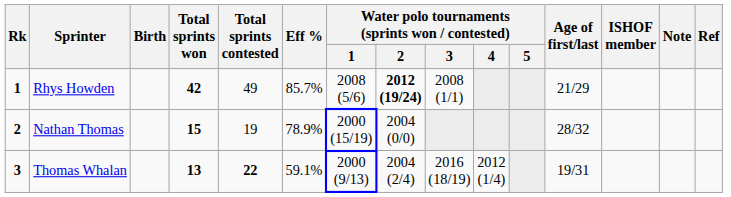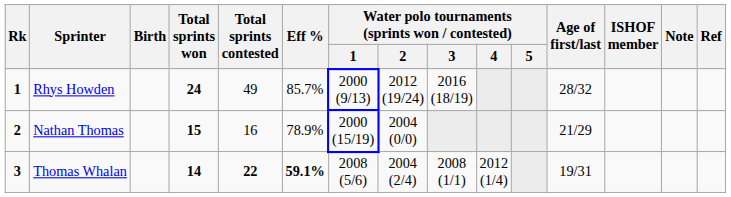(194, 88) 42 -> (194, 89) 24
(351, 88) 2008 (5/6) -> (353, 89) 2000 (9/13)
(401, 88) bold -> (403, 89) normal
(449, 88) 2008 (1/1) -> (452, 89) 2016 (18/19)
(573, 88) 21/29 -> (576, 89) 28/32
(250, 129) 19 -> (250, 130) 16
(573, 129) 28/32 -> (576, 130) 21/29
(194, 171) 13 -> (194, 171) 14
(304, 171) normal -> (305, 171) bold
(351, 171) 2000 (9/13) -> (353, 172) 2008 (5/6)
(449, 171) 2016 (18/19) -> (452, 171) 2008 (1/1)
